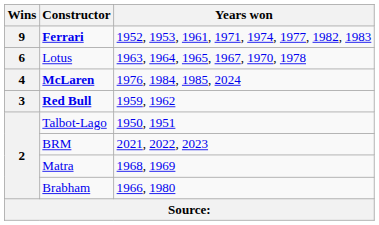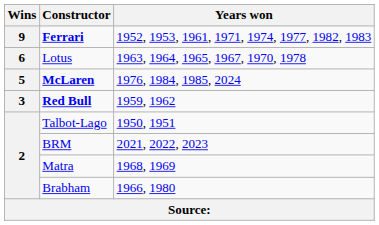(22, 80) 4 -> (22, 80) 5
